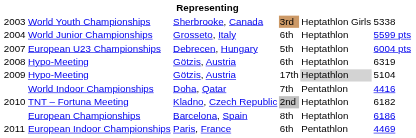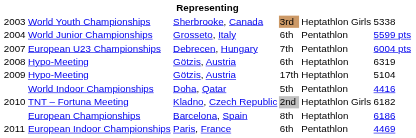(325, 35) Heptathlon -> (325, 35) Pentathlon
(287, 48) 5th -> (287, 48) 7th
(325, 48) Heptathlon -> (325, 48) Pentathlon
(325, 75) lightgrey background -> (325, 75) no background
(287, 89) 7th -> (287, 89) 5th
(325, 102) Heptathlon -> (336, 102) Heptathlon Girls
